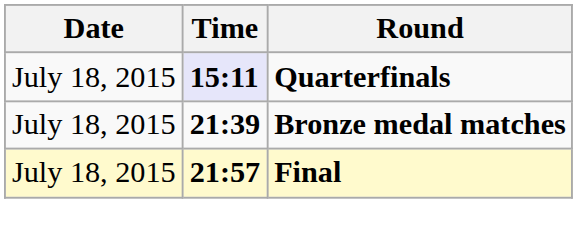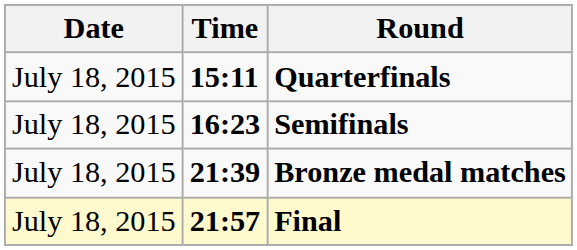(224, 76) lavender background -> (224, 76) no background
+ row: (341, 124)
